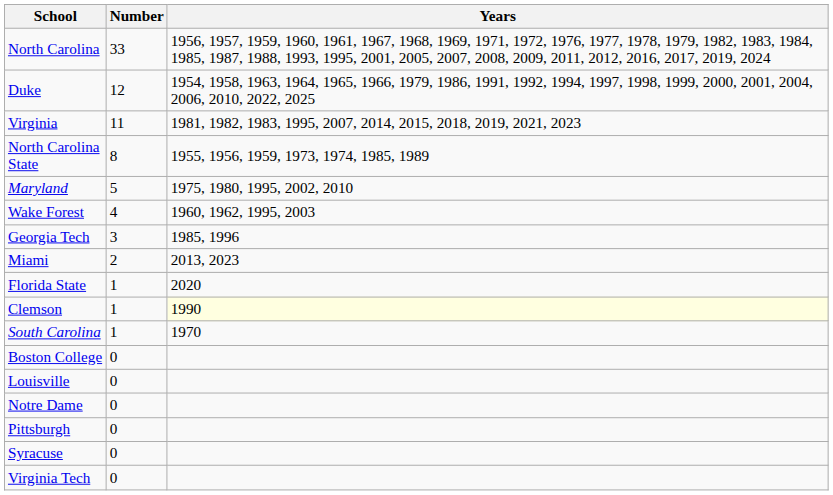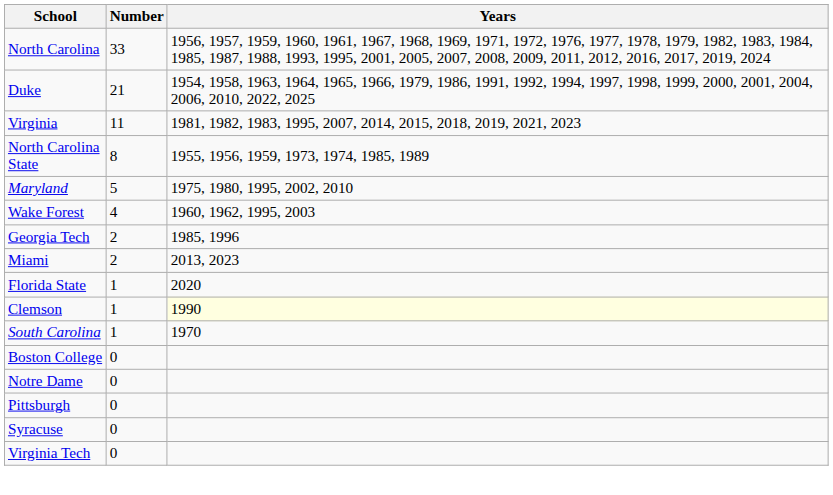(117, 90) 12 -> (117, 90) 21
(113, 236) 3 -> (113, 236) 2
- row: (39, 381)
